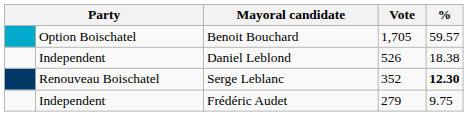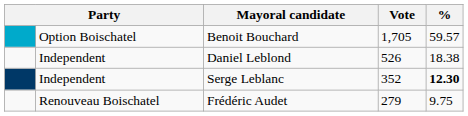(99, 79) Renouveau Boischatel -> (72, 79) Independent
(72, 100) Independent -> (99, 100) Renouveau Boischatel
